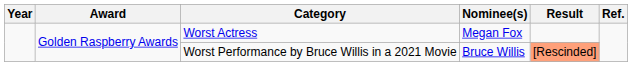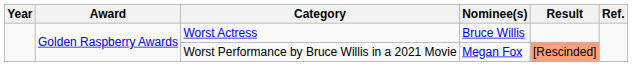(492, 33) Megan Fox -> (493, 33) Bruce Willis
(493, 52) Bruce Willis -> (492, 52) Megan Fox
